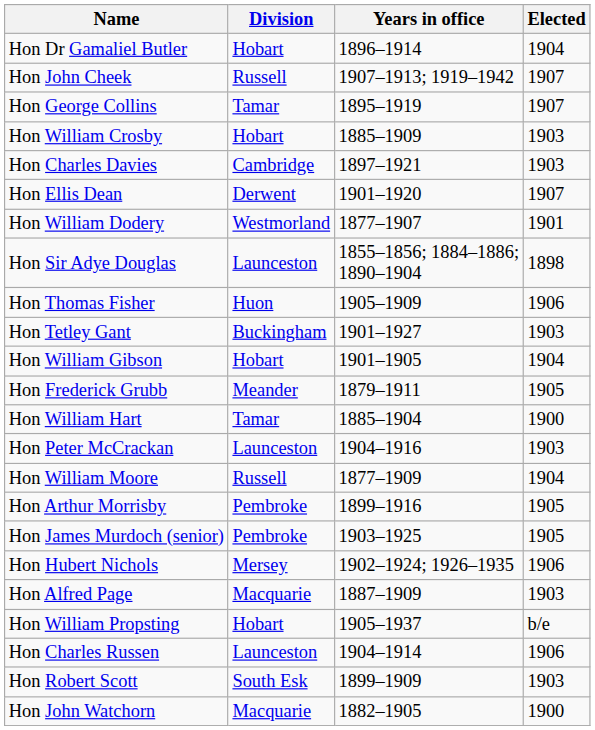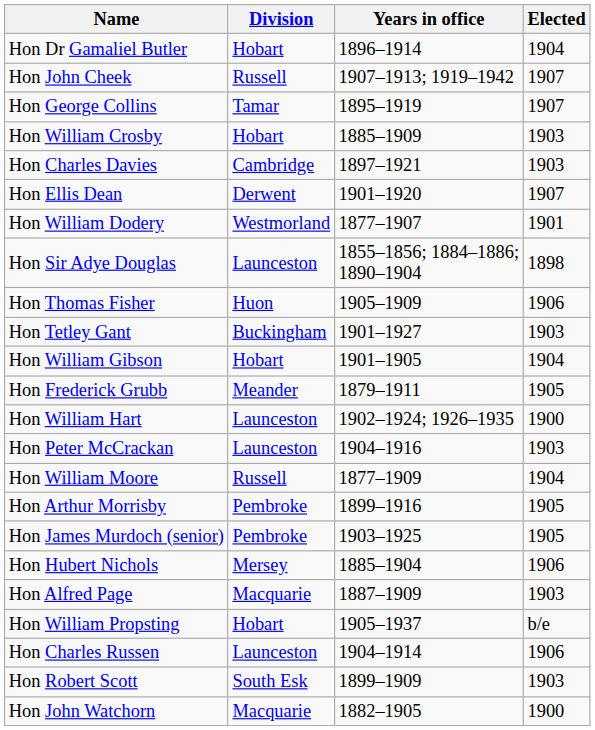(256, 419) Tamar -> (275, 419) Launceston
(380, 419) 1885–1904 -> (426, 419) 1902–1924; 1926–1935
(426, 565) 1902–1924; 1926–1935 -> (380, 565) 1885–1904
